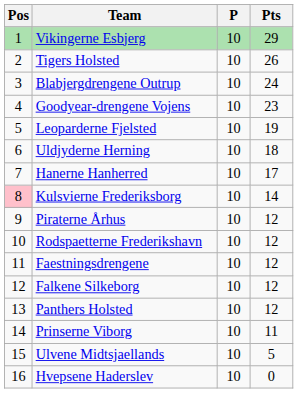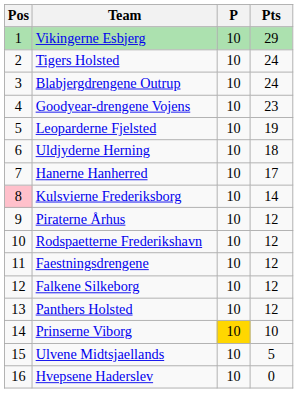(271, 60) 26 -> (271, 60) 24
(234, 331) no background -> (234, 331) gold background
(271, 331) 11 -> (271, 331) 10
